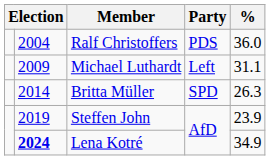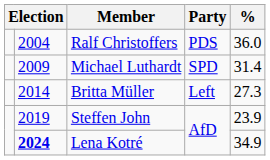(202, 67) Left -> (203, 67) SPD
(248, 67) 31.1 -> (248, 67) 31.4
(203, 92) SPD -> (202, 92) Left
(248, 92) 26.3 -> (248, 92) 27.3
